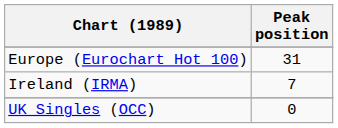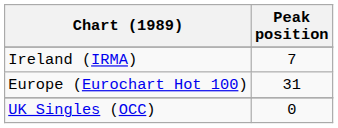rows swapped: (128, 60) <-> (73, 85)
